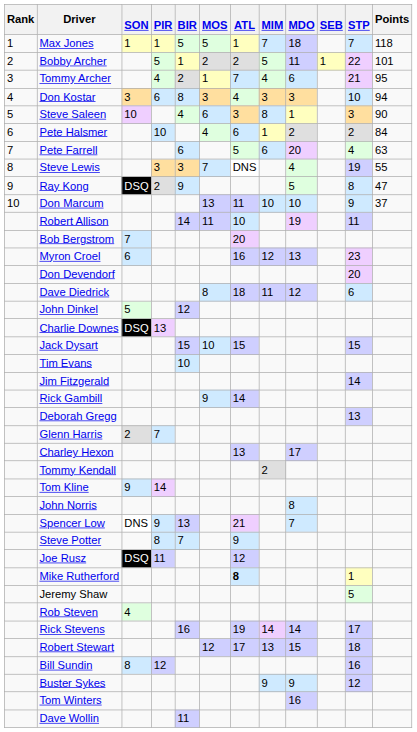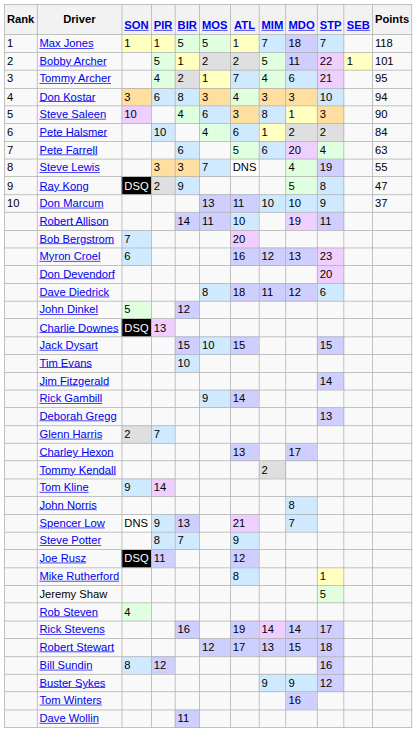columns swapped: (331, 25) <-> (359, 25)
(236, 576) bold -> (236, 576) normal
